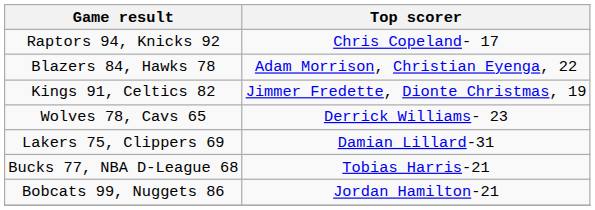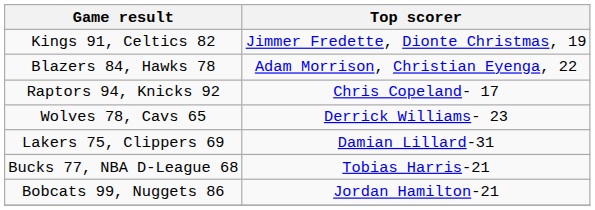rows swapped: (123, 42) <-> (123, 92)
